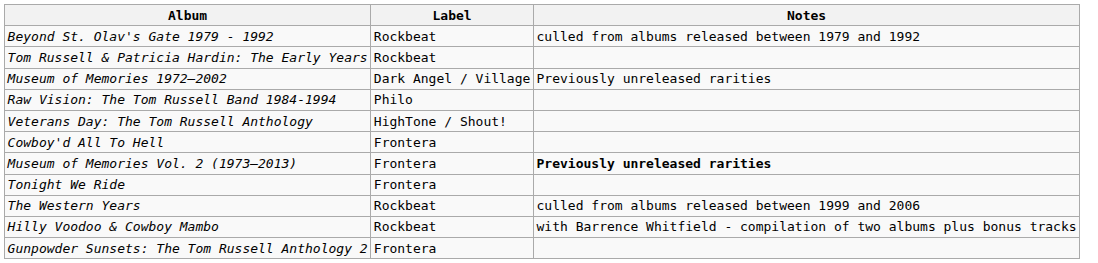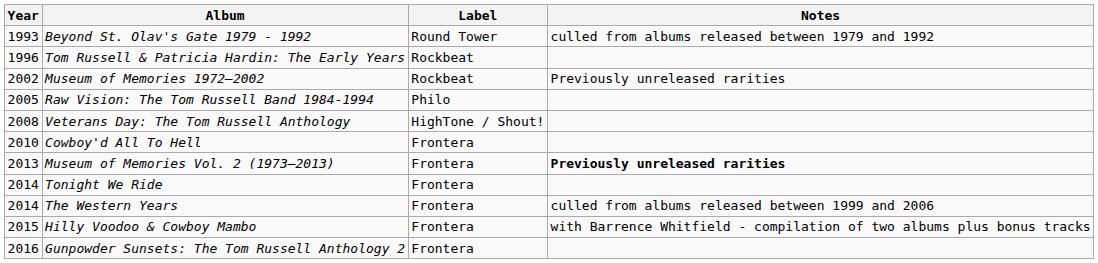+ column: (23, 15)
(405, 36) Rockbeat -> (454, 36) Round Tower
(452, 79) Dark Angel / Village -> (443, 79) Rockbeat
(405, 206) Rockbeat -> (443, 206) Frontera
(405, 227) Rockbeat -> (443, 227) Frontera
